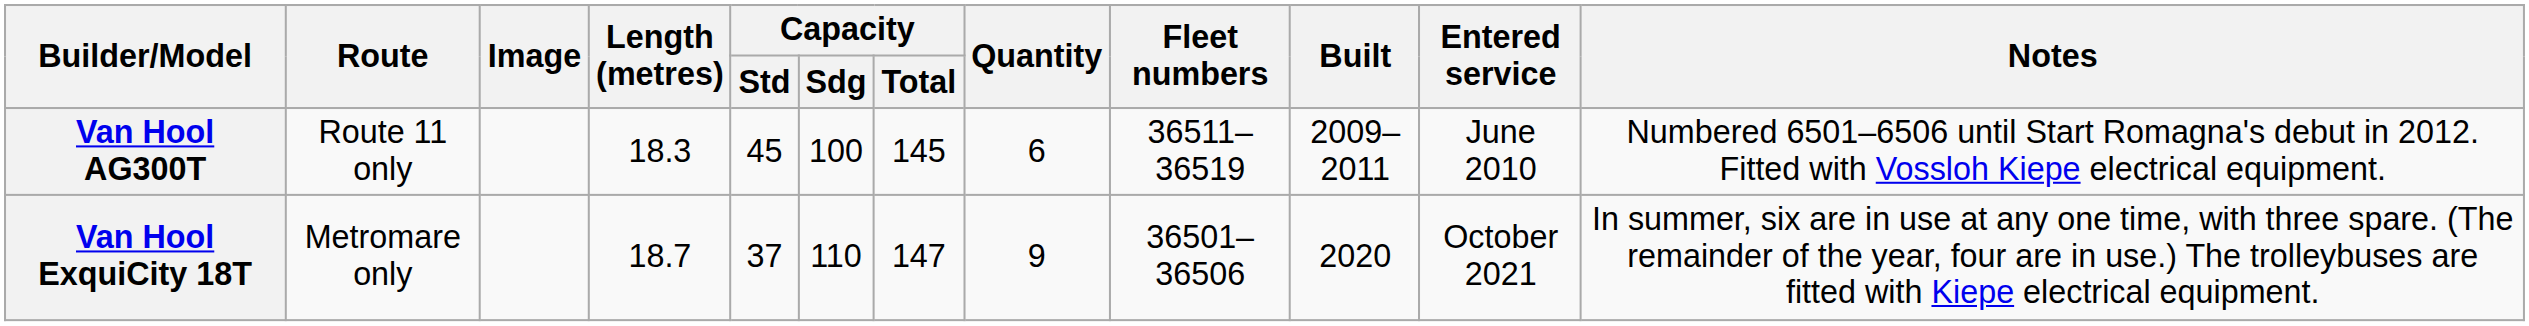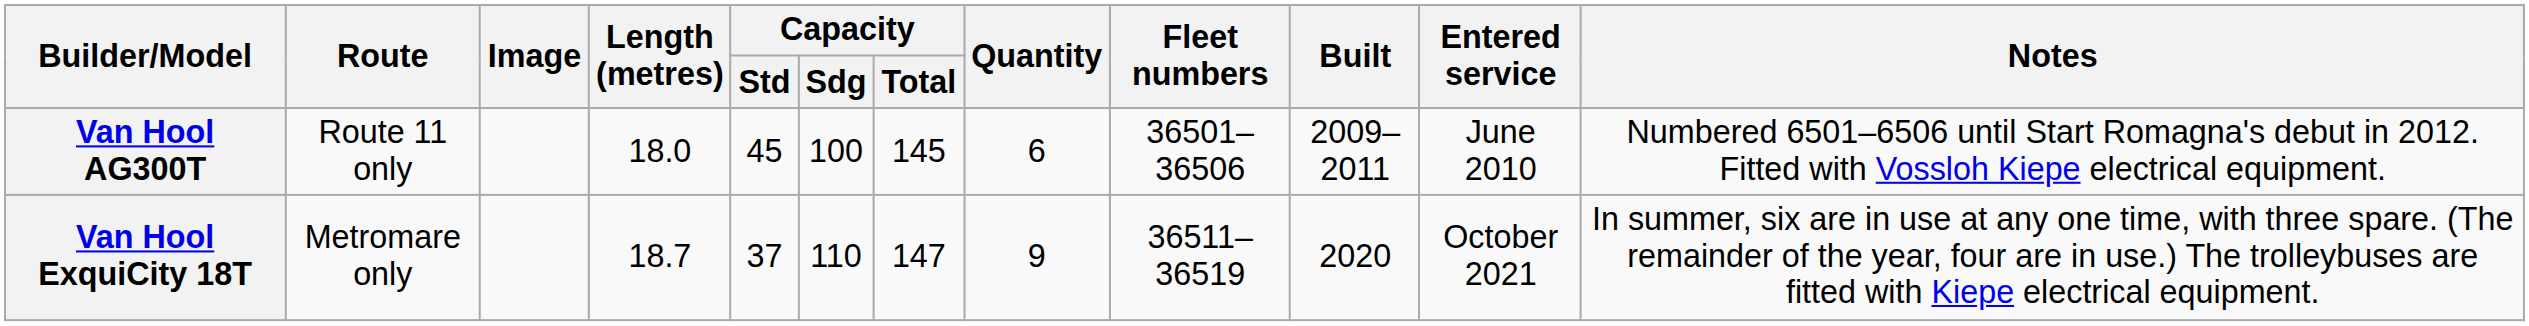(660, 150) 18.3 -> (660, 150) 18.0
(1200, 150) 36511–36519 -> (1200, 150) 36501–36506
(1200, 256) 36501–36506 -> (1200, 256) 36511–36519
